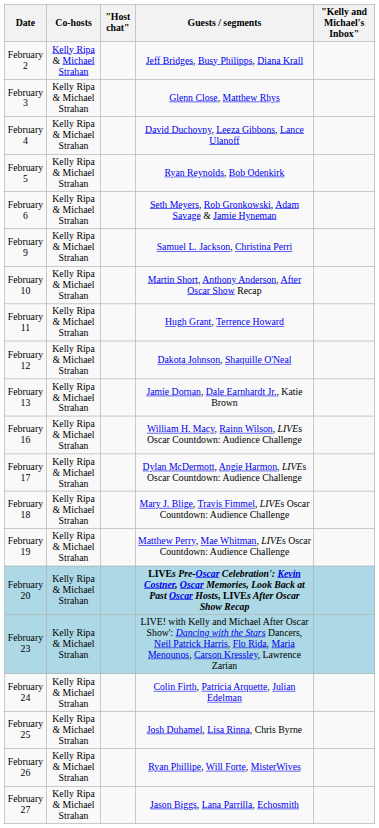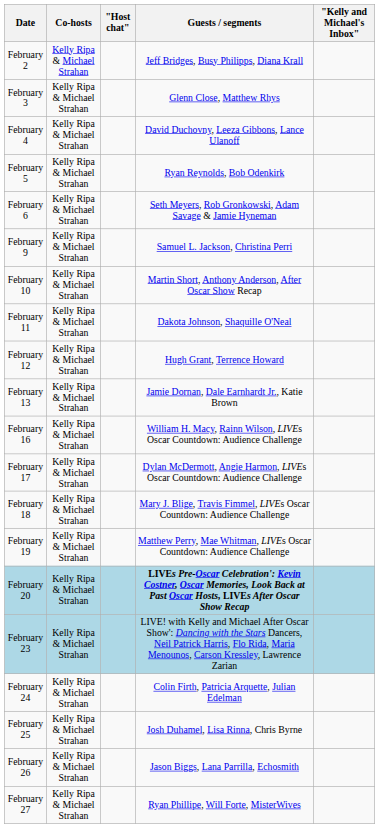(224, 322) Hugh Grant, Terrence Howard -> (224, 322) Dakota Johnson, Shaquille O'Neal
(224, 360) Dakota Johnson, Shaquille O'Neal -> (224, 360) Hugh Grant, Terrence Howard
(224, 767) Ryan Phillipe, Will Forte, MisterWives -> (224, 767) Jason Biggs, Lana Parrilla, Echosmith
(224, 804) Jason Biggs, Lana Parrilla, Echosmith -> (224, 804) Ryan Phillipe, Will Forte, MisterWives
